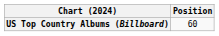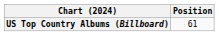(193, 24) 60 -> (193, 24) 61
